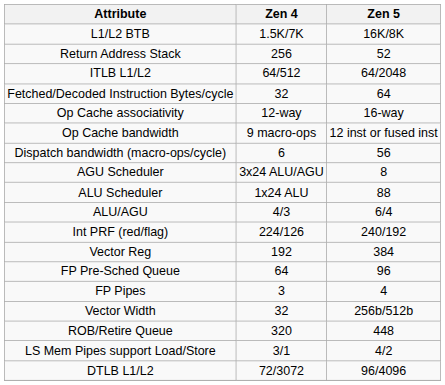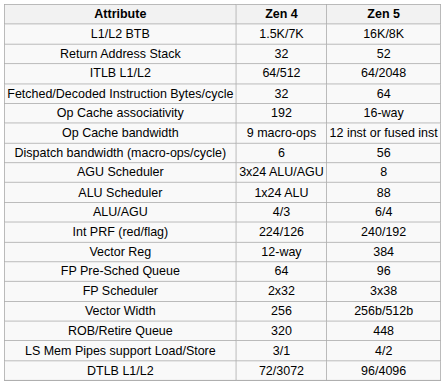(281, 53) 256 -> (281, 53) 32
(281, 113) 12-way -> (281, 113) 192
(281, 251) 192 -> (281, 251) 12-way
+ row: (120, 291)
- row: (120, 291)
(281, 311) 32 -> (281, 311) 256
